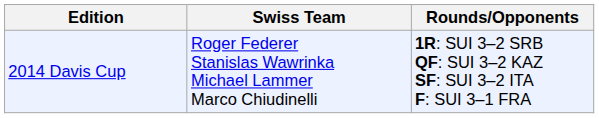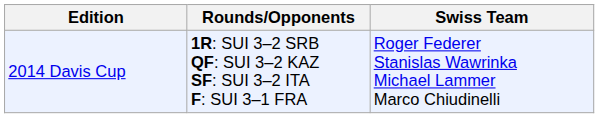columns swapped: (299, 17) <-> (502, 17)
